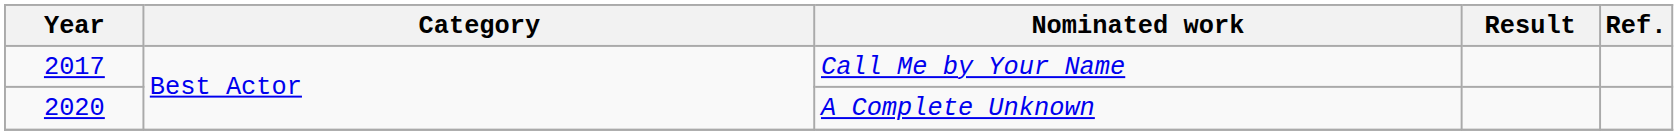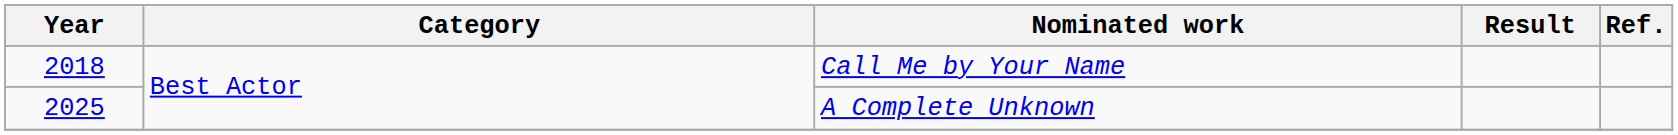(74, 67) 2017 -> (74, 67) 2018
(74, 108) 2020 -> (74, 108) 2025
